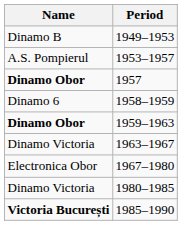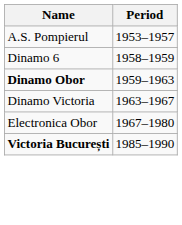- row: (145, 37)
- row: (129, 80)
- row: (145, 187)
